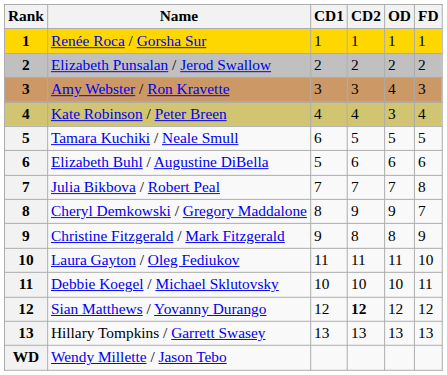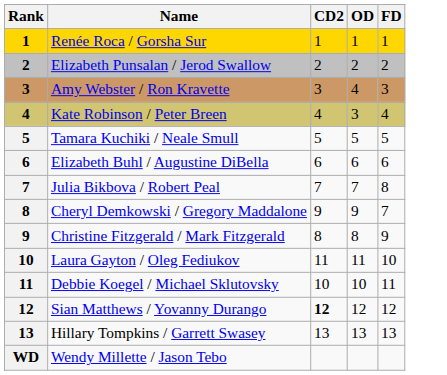- column: (329, 16)
